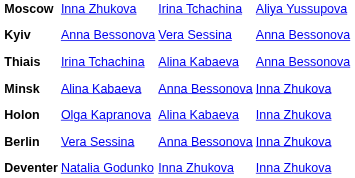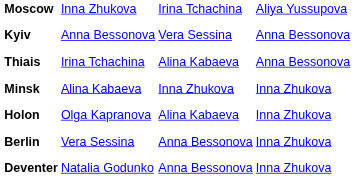(206, 88) Anna Bessonova -> (196, 88) Inna Zhukova
(196, 168) Inna Zhukova -> (206, 168) Anna Bessonova
